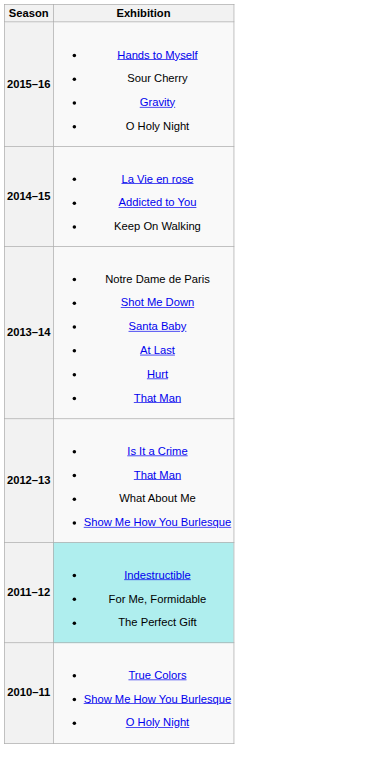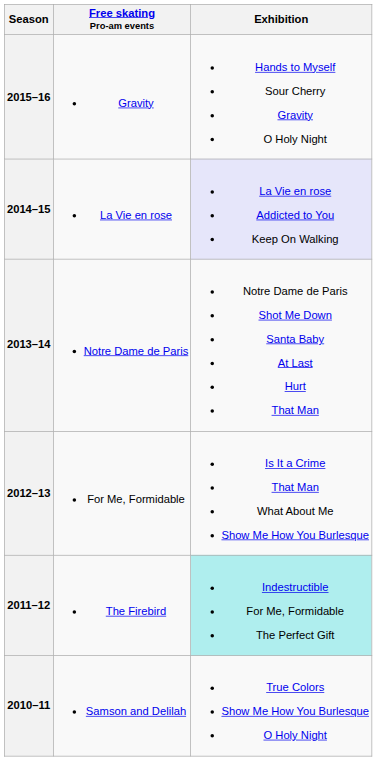+ column: (122, 19)
(143, 203) no background -> (281, 215) lavender background
